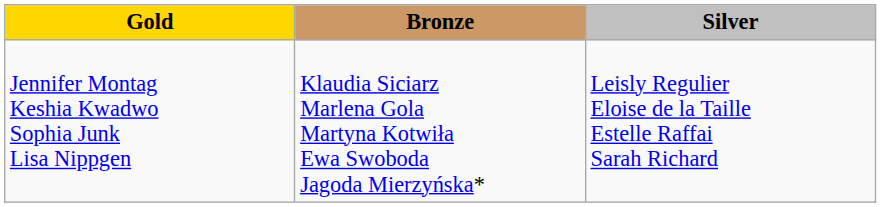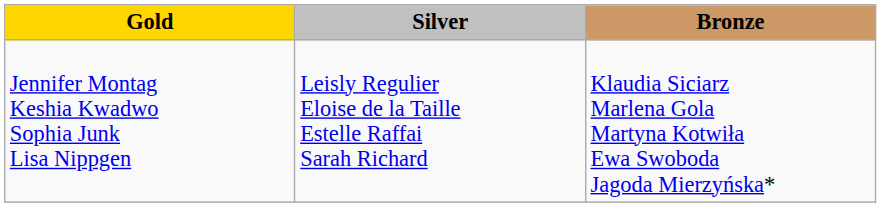columns swapped: (731, 22) <-> (440, 22)
